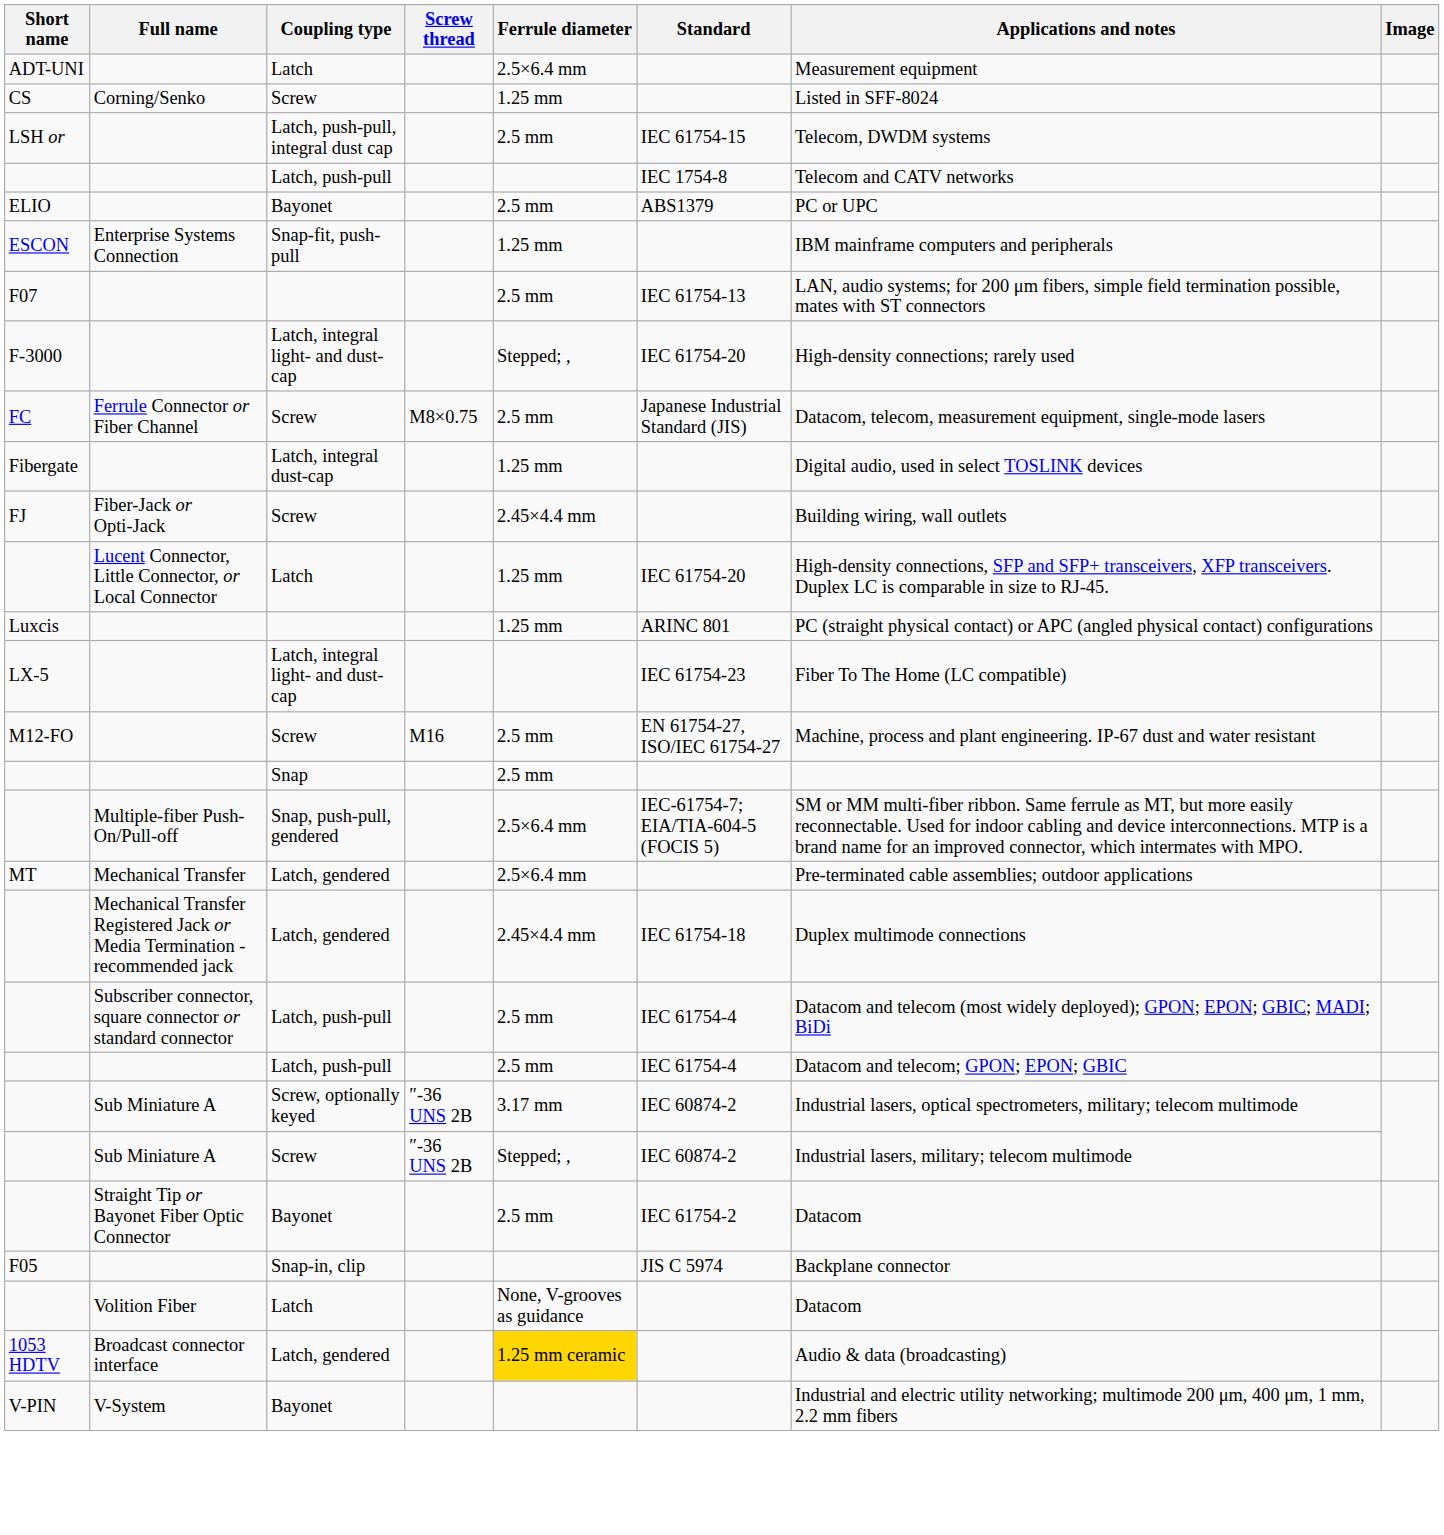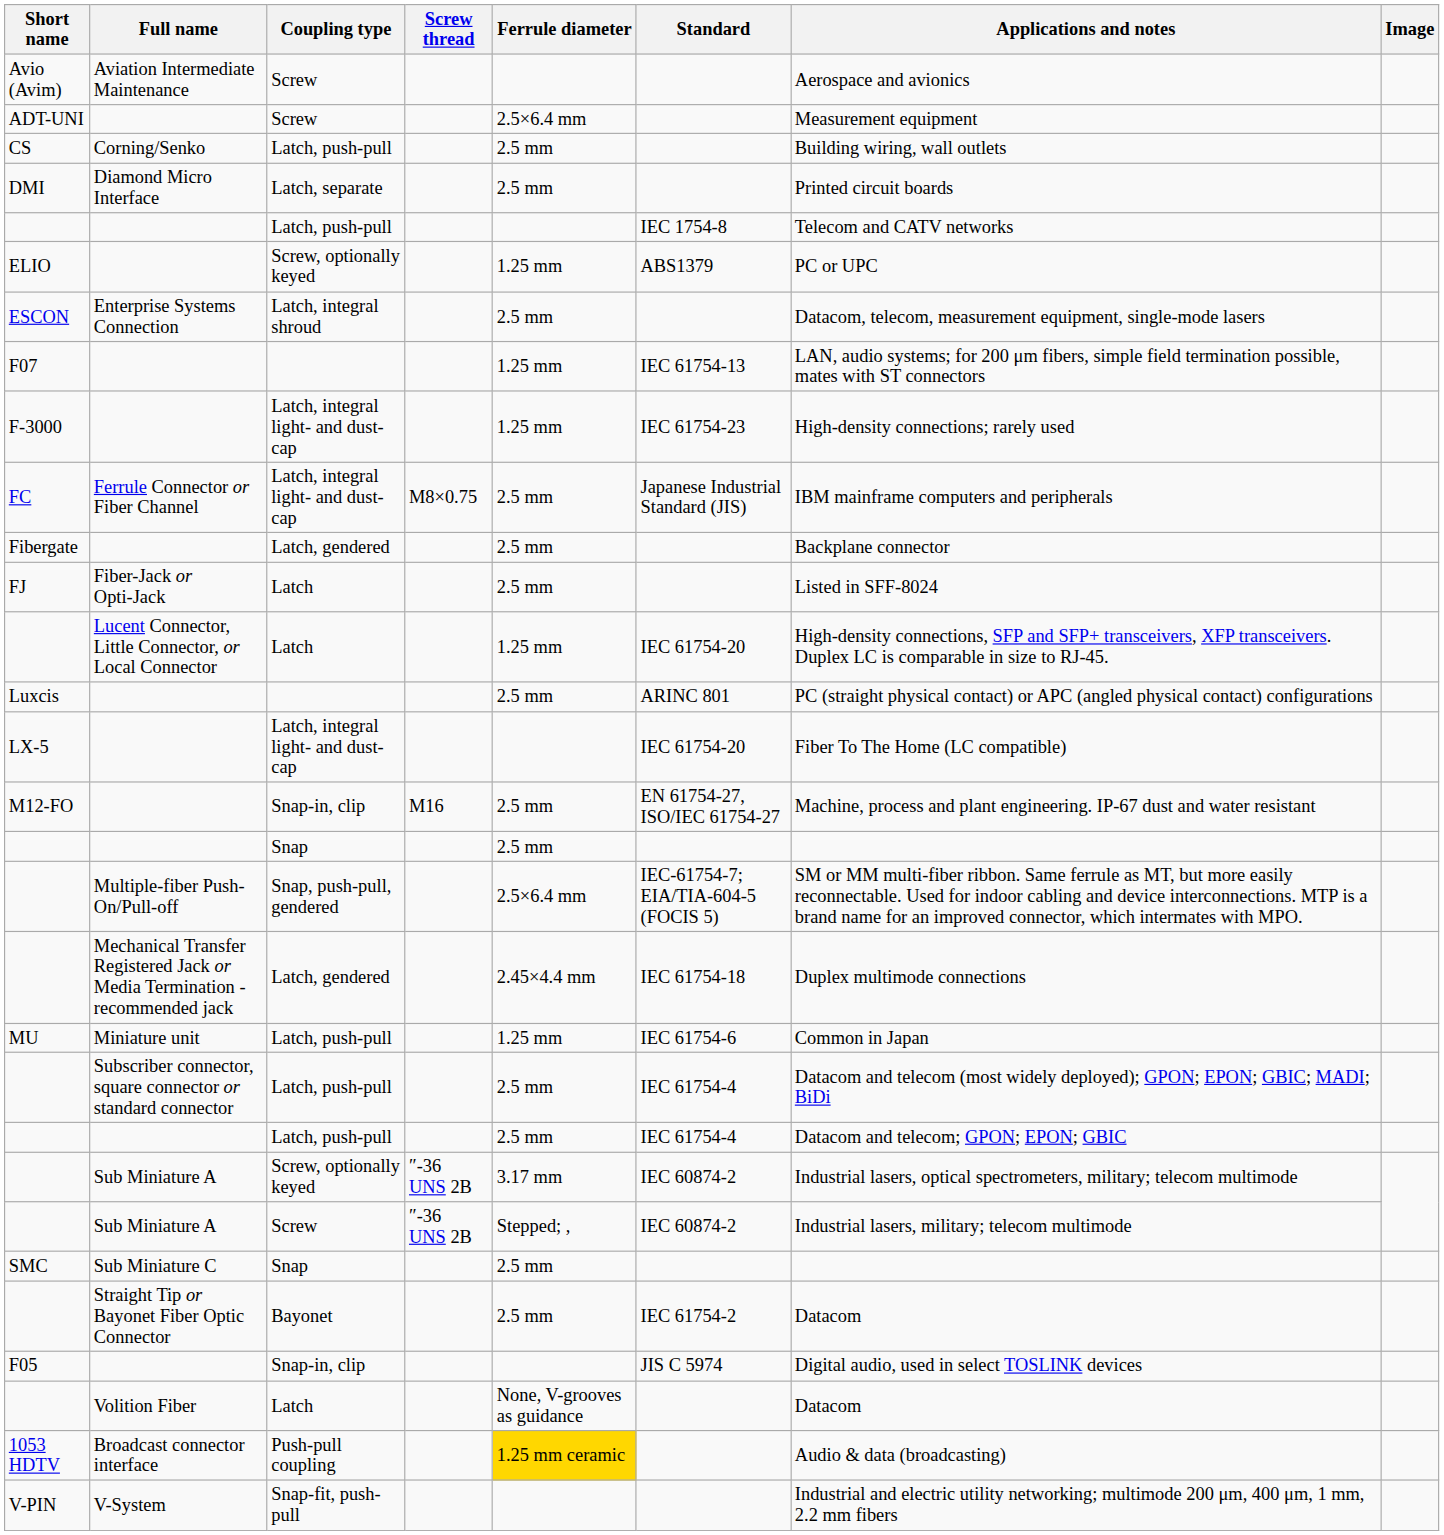+ row: (35, 79)
(292, 68) Latch -> (294, 118) Screw
(294, 98) Screw -> (332, 148) Latch, push-pull
(530, 98) 1.25 mm -> (525, 148) 2.5 mm
(867, 98) Listed in SFF-8024 -> (901, 148) Building wiring, wall outlets
+ row: (27, 187)
- row: (37, 137)
(302, 206) Bayonet -> (336, 266) Screw, optionally keyed
(525, 206) 2.5 mm -> (530, 266) 1.25 mm
(326, 245) Snap-fit, push-pull -> (325, 316) Latch, integral shroud
(530, 245) 1.25 mm -> (525, 316) 2.5 mm
(954, 245) IBM mainframe computers and peripherals -> (1030, 316) Datacom, telecom, measurement equipment, single-mode lasers
(525, 295) 2.5 mm -> (530, 366) 1.25 mm
(534, 356) Stepped; , -> (530, 426) 1.25 mm
(693, 356) IEC 61754-20 -> (693, 426) IEC 61754-23
(294, 416) Screw -> (327, 497) Latch, integral light- and dust-cap
(1030, 416) Datacom, telecom, measurement equipment, single-mode lasers -> (954, 497) IBM mainframe computers and peripherals
(325, 466) Latch, integral dust-cap -> (330, 547) Latch, gendered
(530, 466) 1.25 mm -> (525, 547) 2.5 mm
(969, 466) Digital audio, used in select TOSLINK devices -> (872, 547) Backplane connector
(294, 516) Screw -> (292, 586) Latch
(546, 516) 2.45×4.4 mm -> (525, 586) 2.5 mm
(901, 516) Building wiring, wall outlets -> (866, 586) Listed in SFF-8024
(530, 626) 1.25 mm -> (525, 696) 2.5 mm
(693, 676) IEC 61754-23 -> (693, 746) IEC 61754-20
(294, 736) Screw -> (318, 806) Snap-in, clip
- row: (23, 875)
+ row: (24, 1037)
+ row: (28, 1266)
(872, 1266) Backplane connector -> (969, 1365) Digital audio, used in select TOSLINK devices
(330, 1355) Latch, gendered -> (307, 1455) Push-pull coupling
(302, 1405) Bayonet -> (326, 1505) Snap-fit, push-pull
